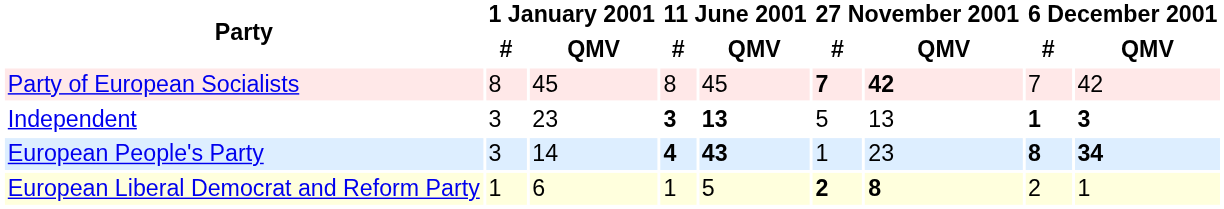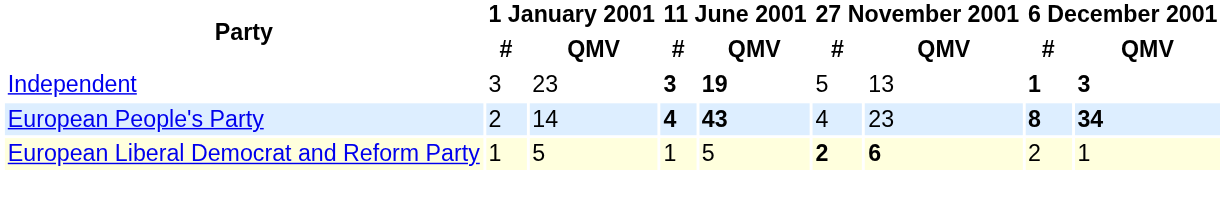- row: (154, 84)
(715, 119) 13 -> (715, 84) 19
(495, 153) 3 -> (495, 119) 2
(822, 153) 1 -> (822, 119) 4
(539, 188) 6 -> (539, 153) 5
(875, 188) 8 -> (875, 153) 6
